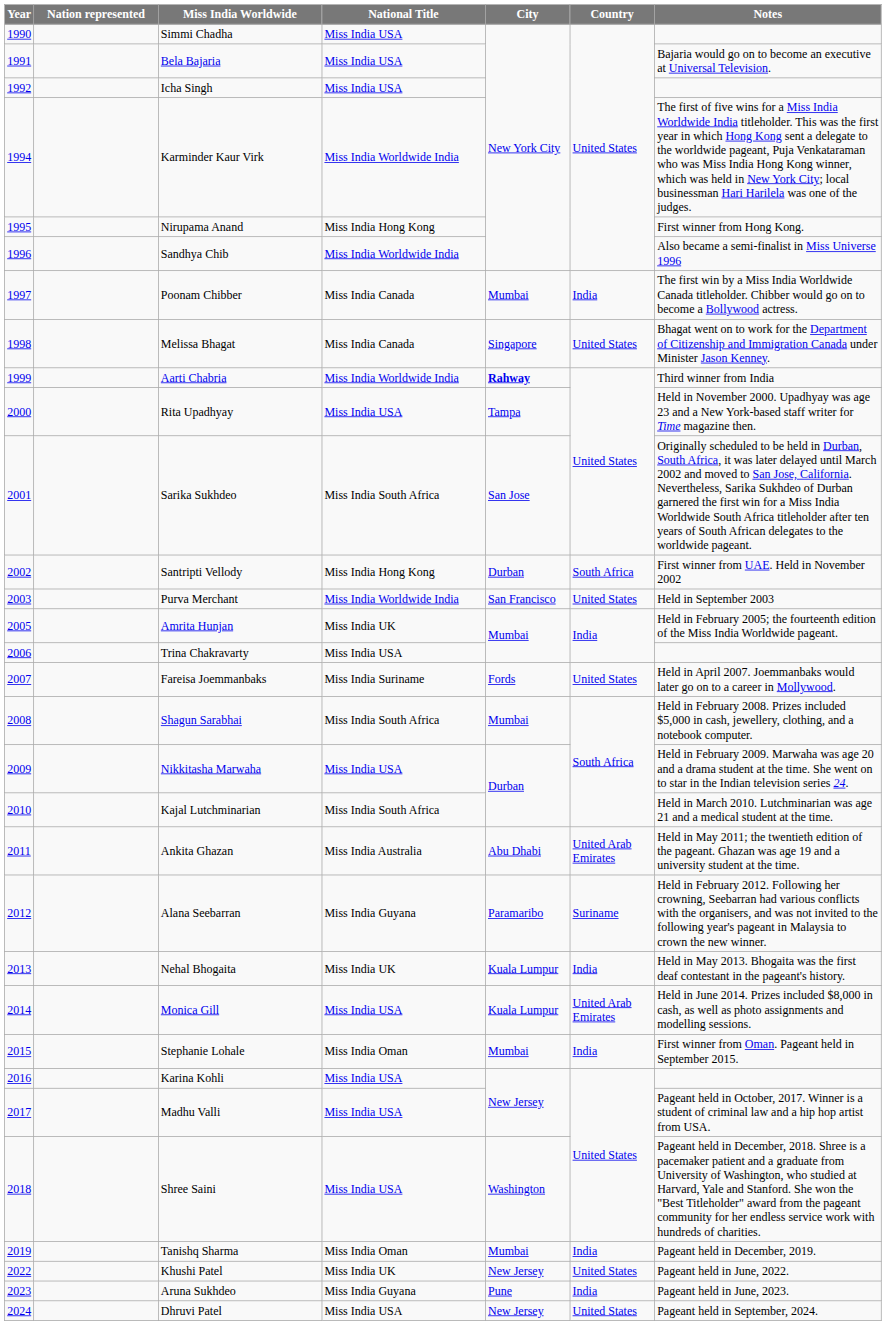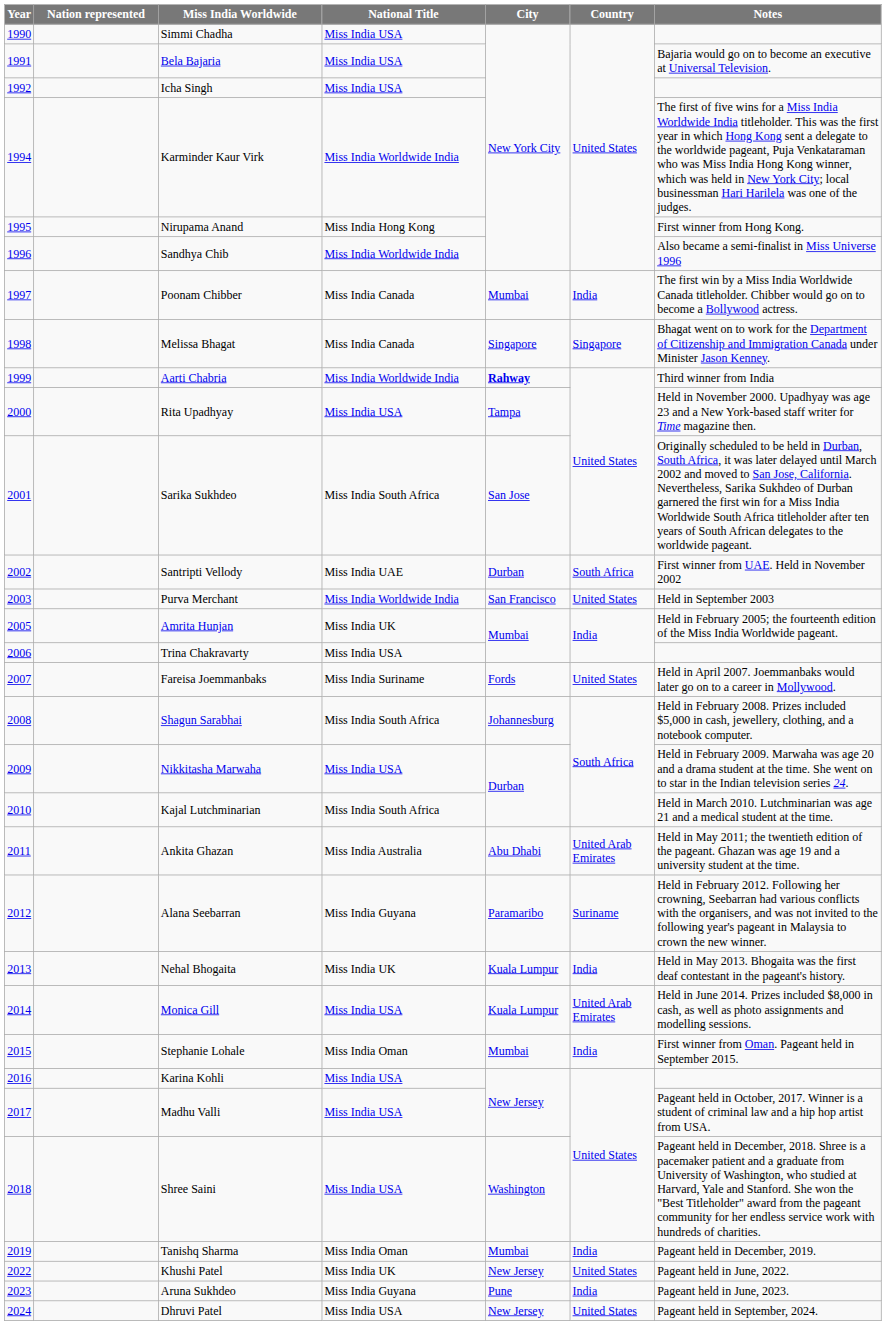(605, 343) United States -> (597, 343) Singapore
(380, 572) Miss India Hong Kong -> (364, 572) Miss India UAE
(508, 720) Mumbai -> (521, 720) Johannesburg
